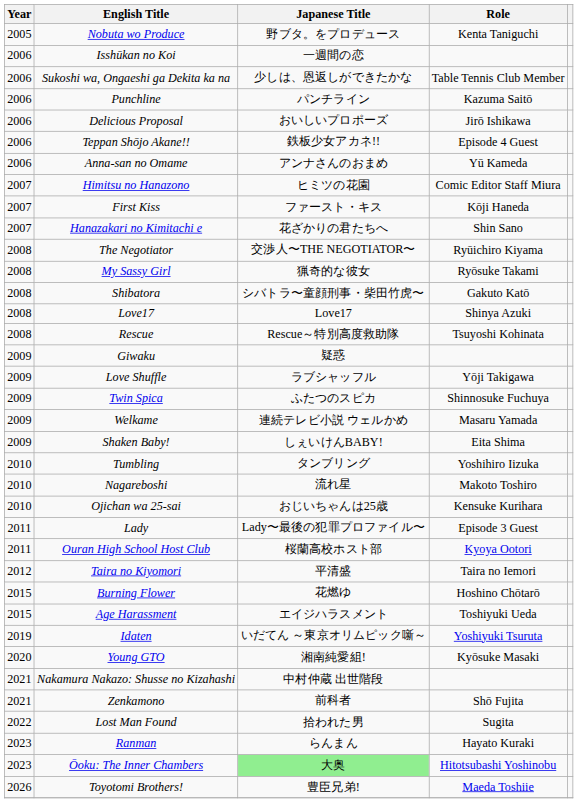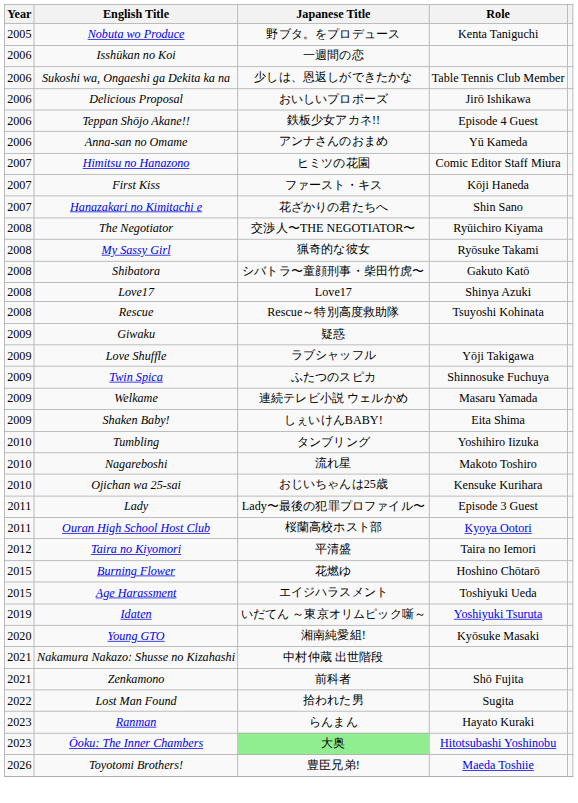- row: (136, 99)
